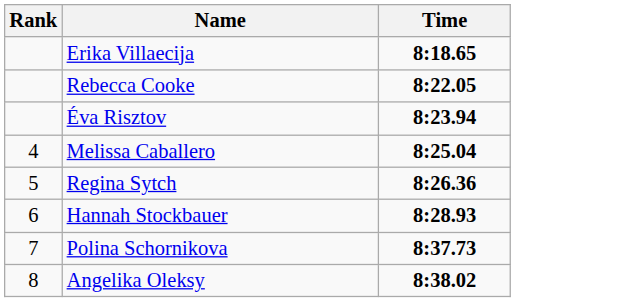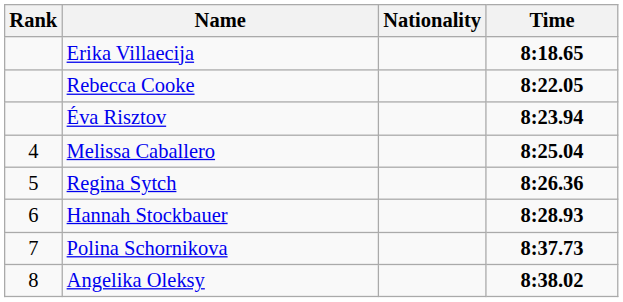+ column: (432, 20)
